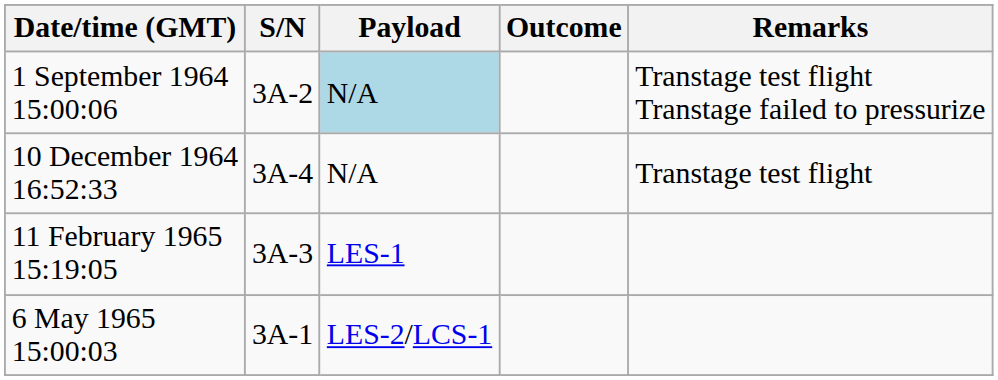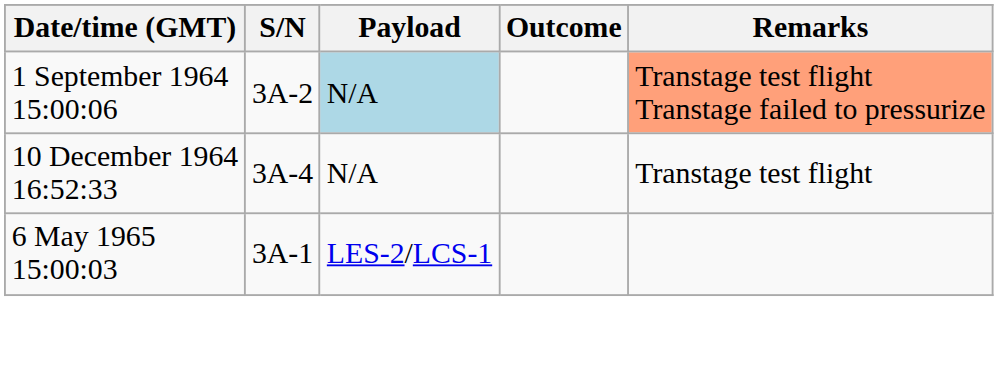(810, 92) no background -> (810, 92) lightsalmon background
- row: (117, 253)
